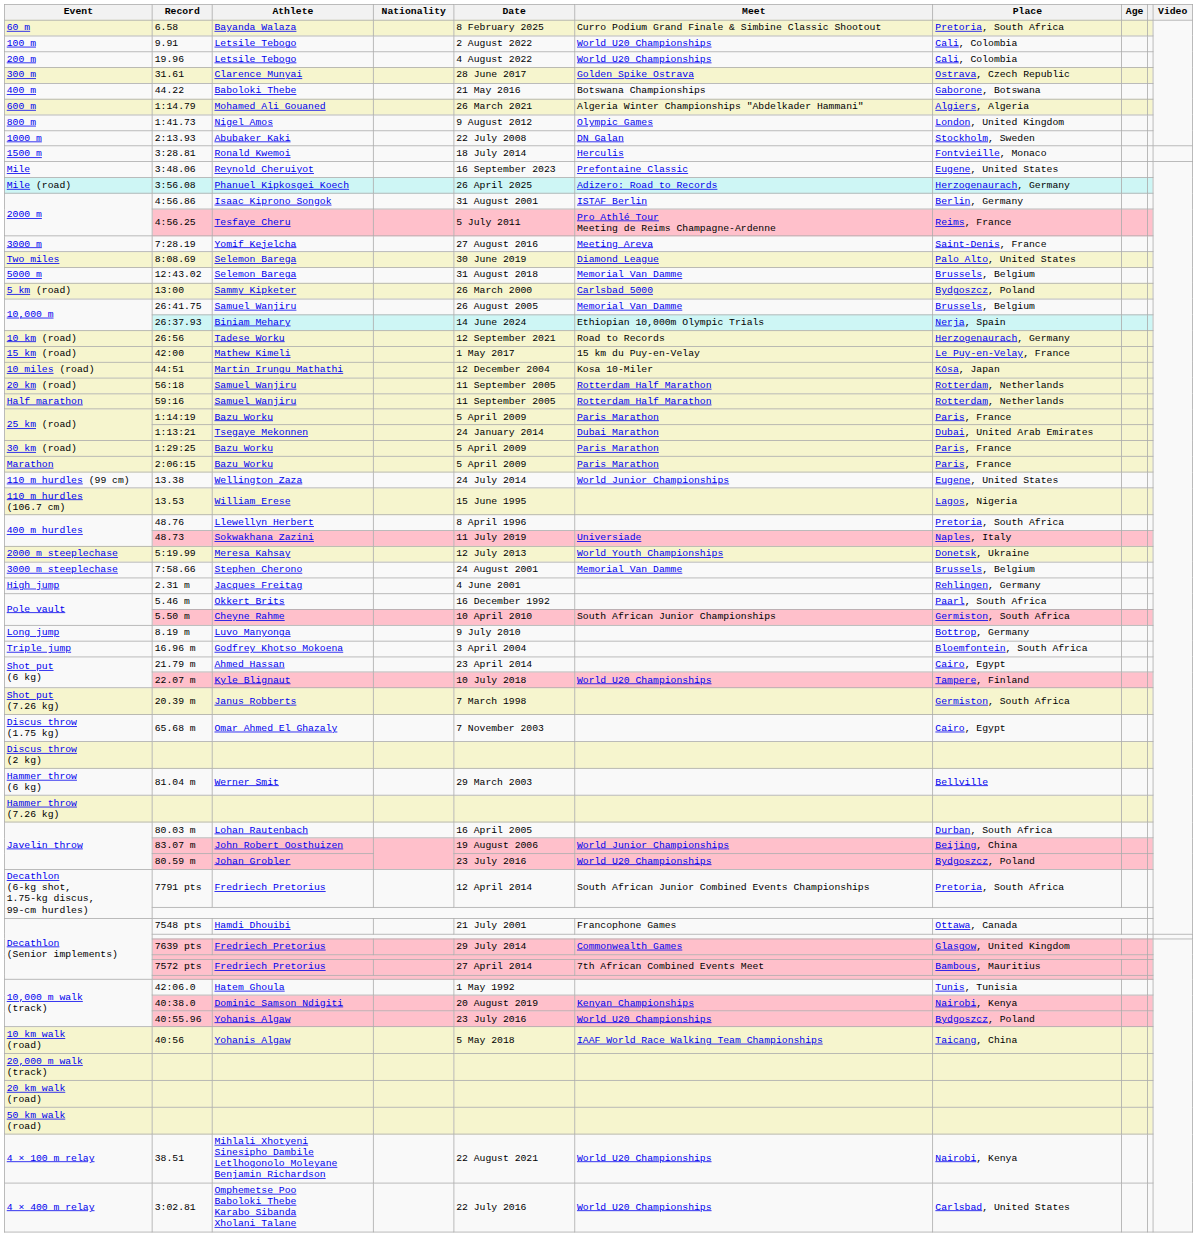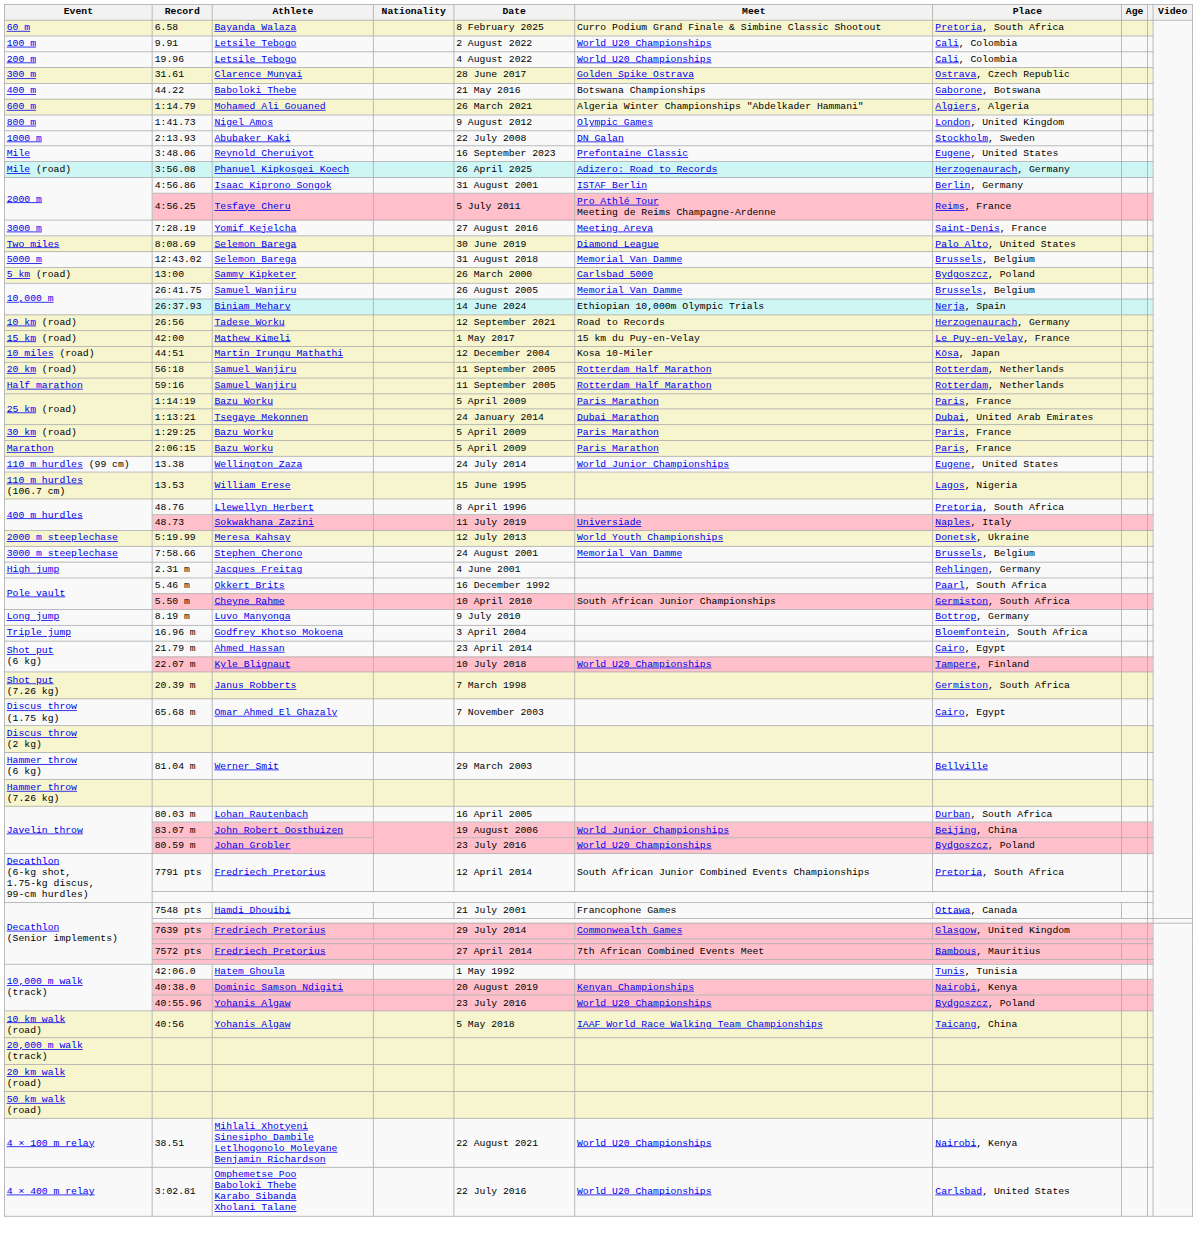- row: (24, 154)
